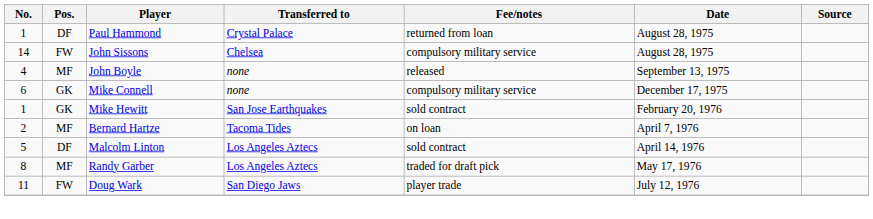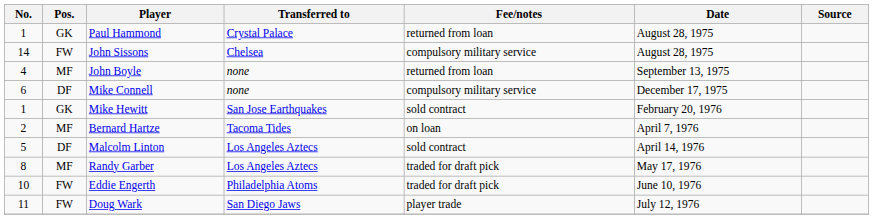(64, 33) DF -> (64, 33) GK
(425, 71) released -> (450, 71) returned from loan
(64, 90) GK -> (64, 90) DF
+ row: (122, 185)
